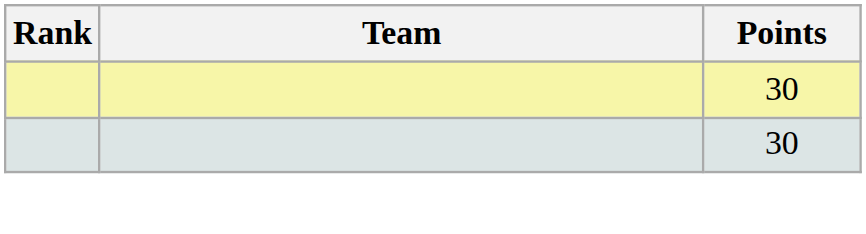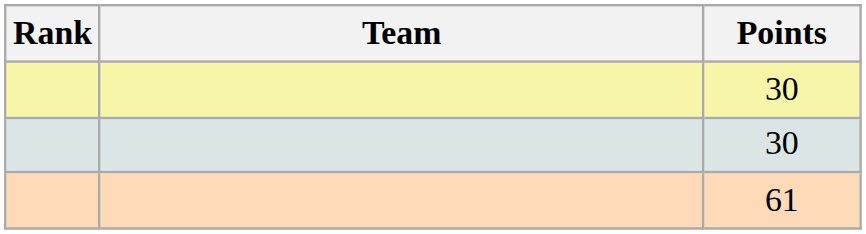+ row: (53, 201)
